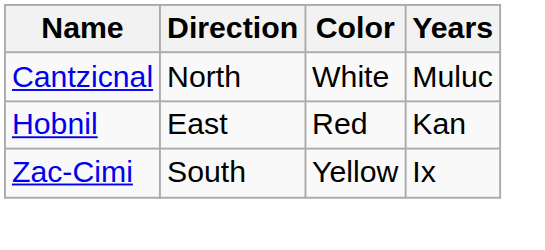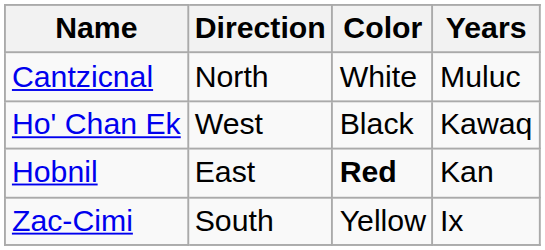+ row: (96, 124)
(340, 124) normal -> (368, 172) bold
